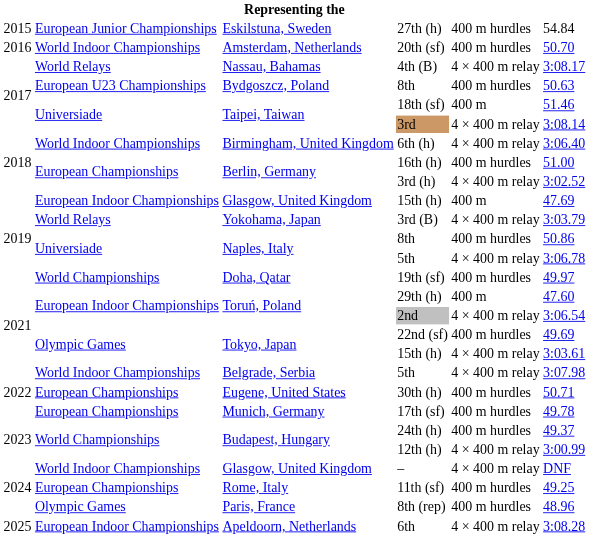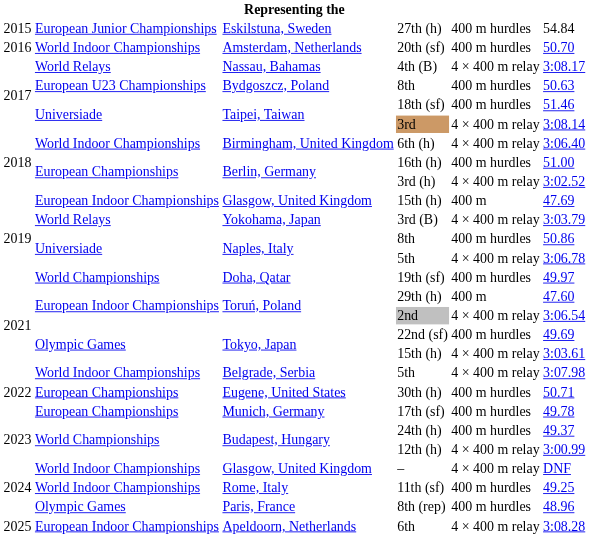(469, 105) 400 m -> (491, 105) 400 m hurdles
(107, 488) European Championships -> (117, 488) World Indoor Championships
